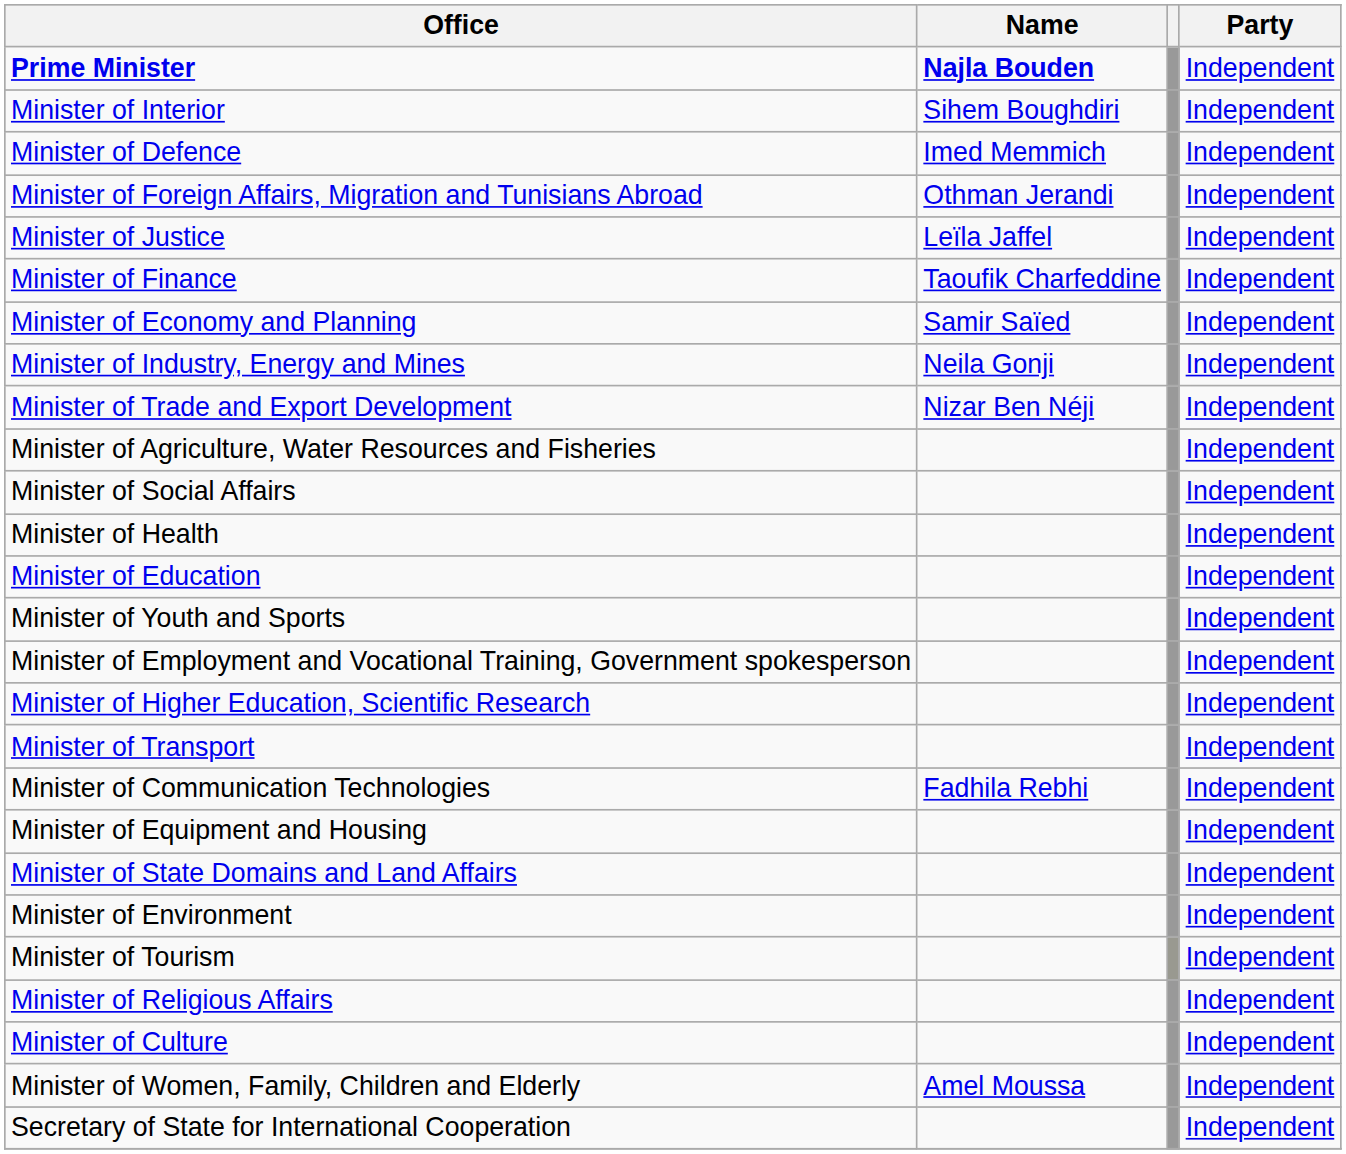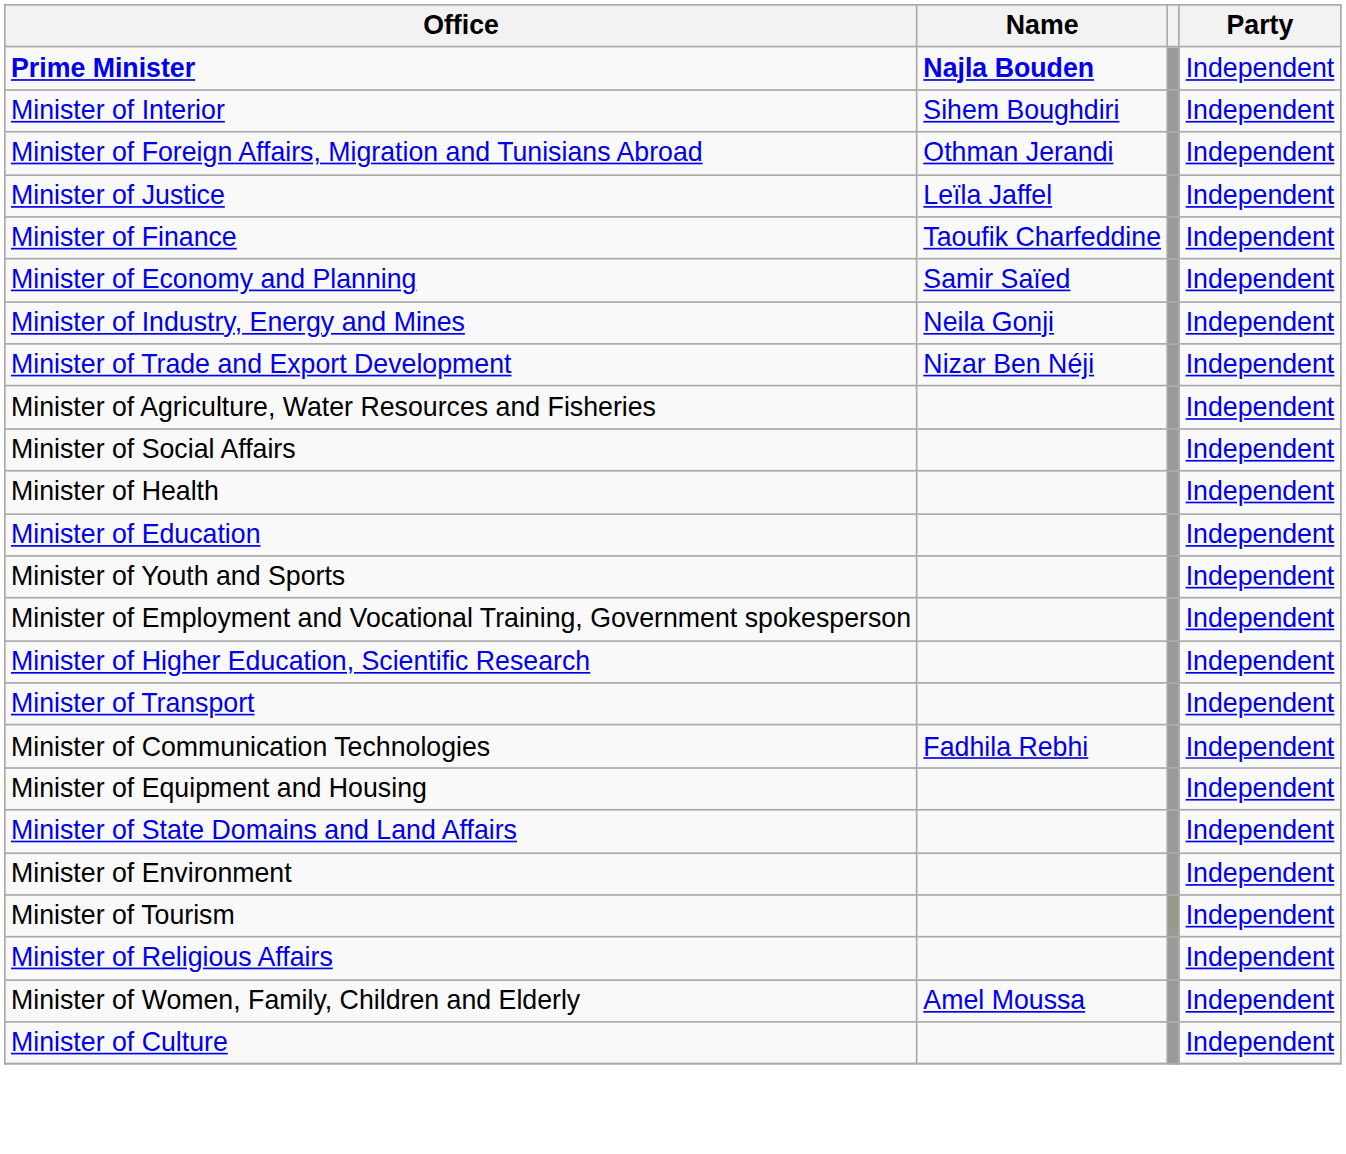- row: (126, 152)
rows swapped: (296, 1085) <-> (119, 1042)
- row: (291, 1127)
